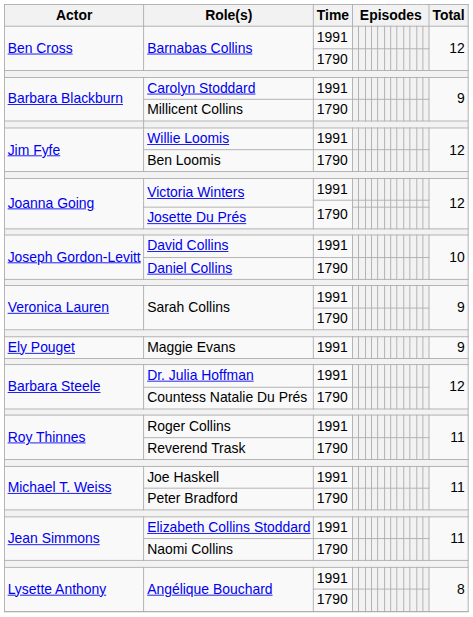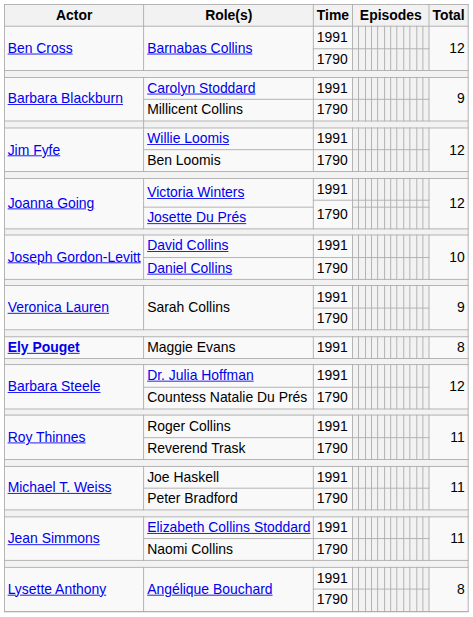(41, 347) normal -> (44, 347) bold
(461, 347) 9 -> (461, 347) 8
